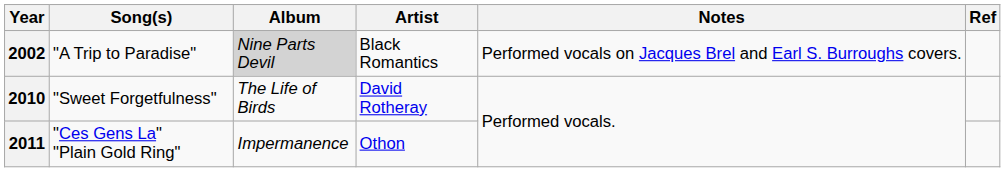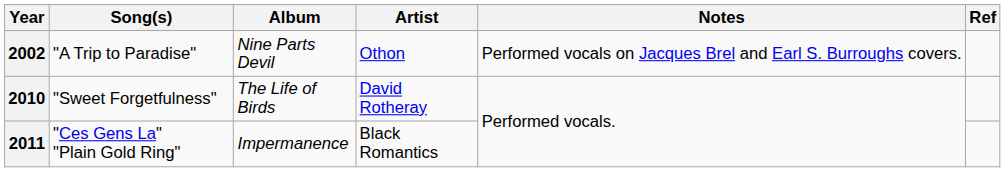(276, 53) lightgrey background -> (276, 53) no background
(399, 53) Black Romantics -> (382, 53) Othon
(382, 143) Othon -> (399, 143) Black Romantics
